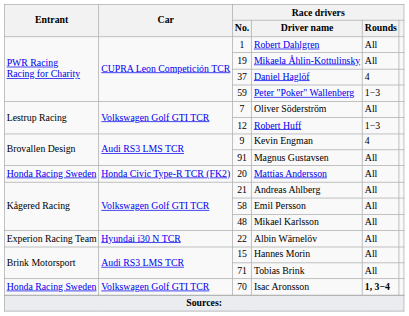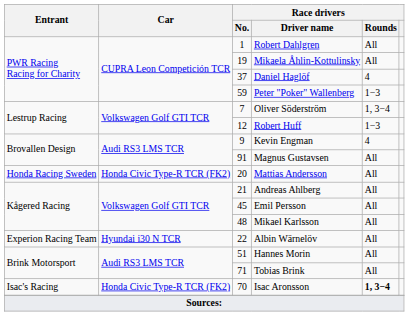(371, 109) All -> (377, 109) 1, 3−4
(242, 206) 58 -> (242, 206) 45
(242, 254) 15 -> (242, 254) 51
(52, 286) Honda Racing Sweden -> (32, 286) Isac's Racing
(155, 286) Volkswagen Golf GTI TCR -> (166, 286) Honda Civic Type-R TCR (FK2)
